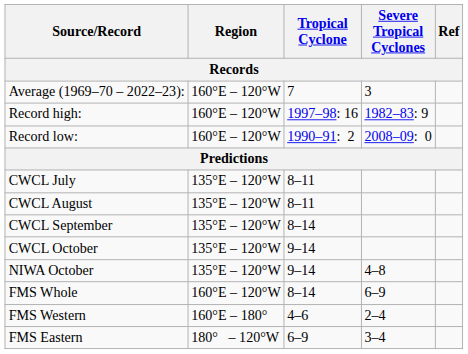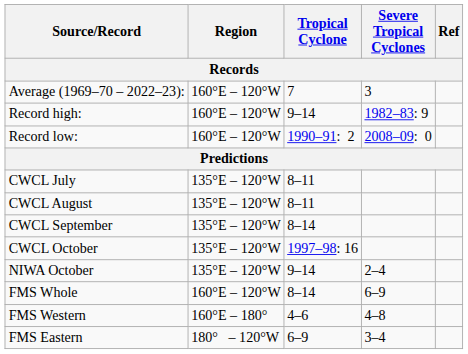(323, 114) 1997–98: 16 -> (301, 114) 9–14
(301, 248) 9–14 -> (323, 248) 1997–98: 16
(375, 270) 4–8 -> (375, 270) 2–4
(375, 315) 2–4 -> (375, 315) 4–8
